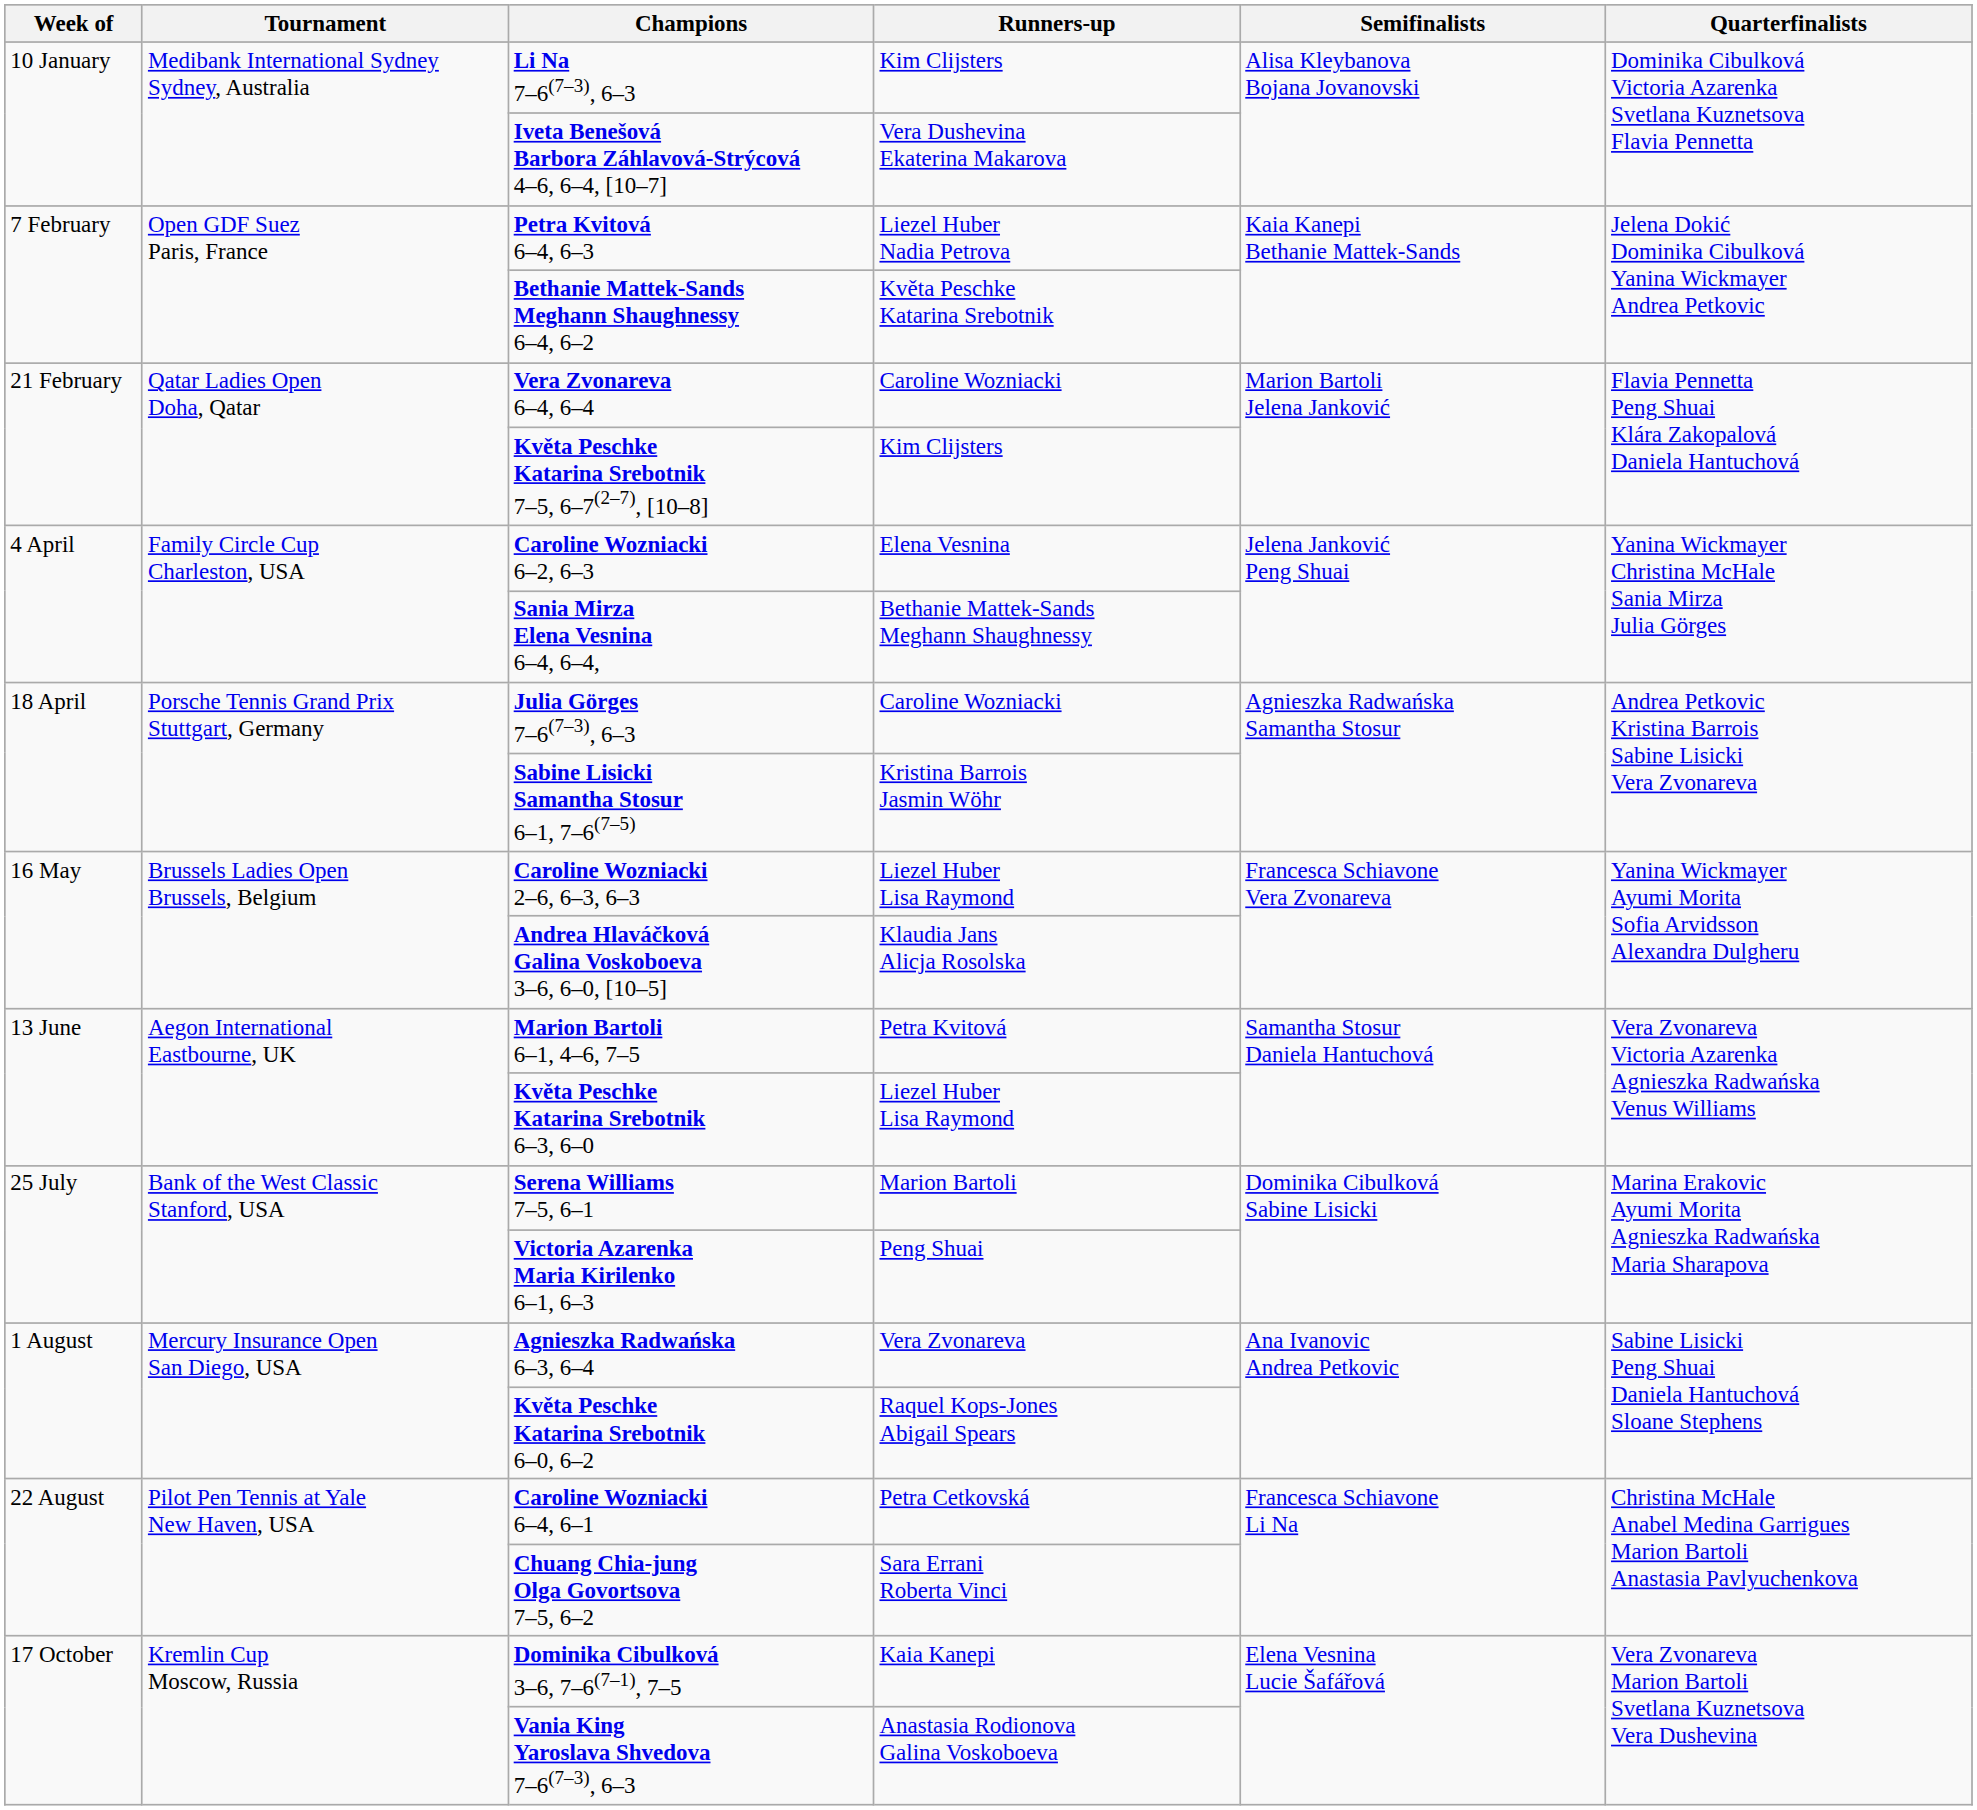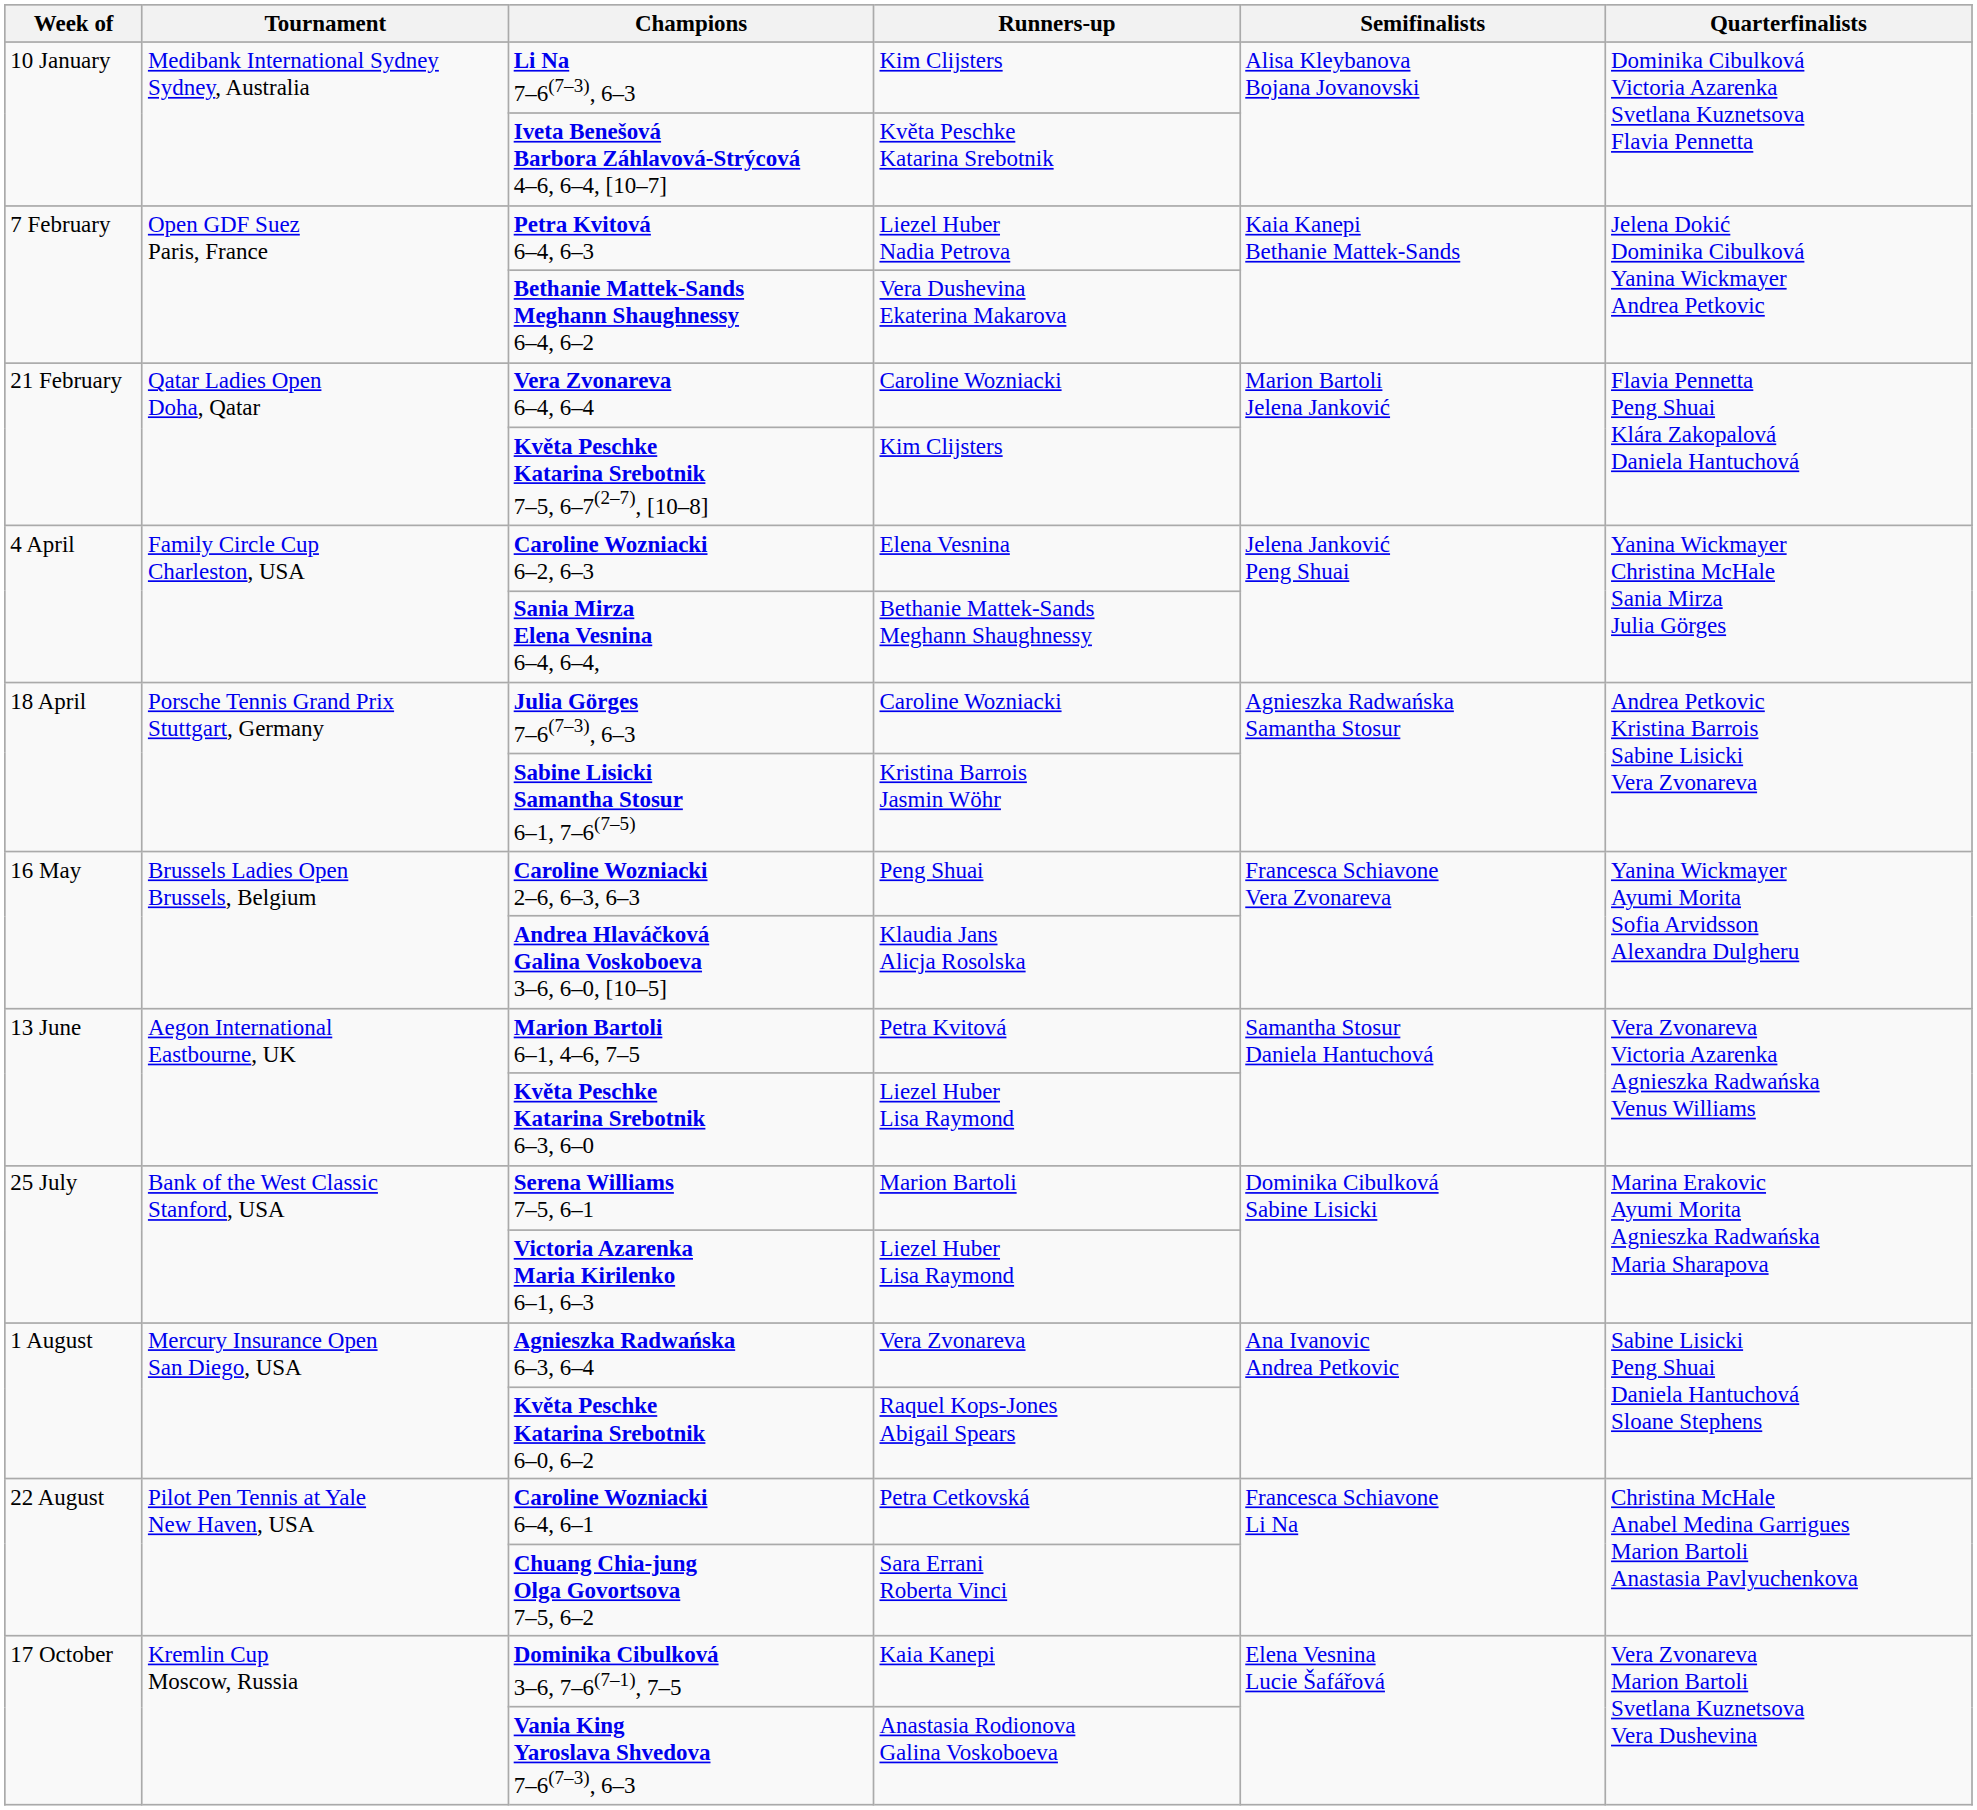(973, 145) Vera Dushevina Ekaterina Makarova -> (967, 145) Květa Peschke Katarina Srebotnik
(967, 302) Květa Peschke Katarina Srebotnik -> (973, 302) Vera Dushevina Ekaterina Makarova
(947, 883) Liezel Huber Lisa Raymond -> (931, 869) Peng Shuai
(931, 1248) Peng Shuai -> (947, 1262) Liezel Huber Lisa Raymond
